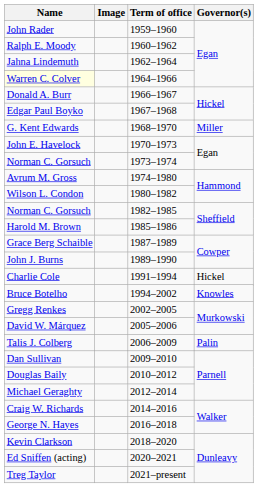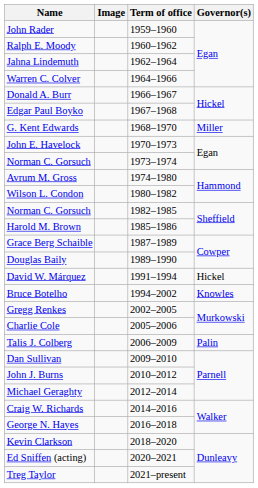(43, 78) lightyellow background -> (43, 78) no background
(35, 260) John J. Burns -> (37, 260) Douglas Baily
(33, 276) Charlie Cole -> (46, 276) David W. Márquez
(46, 326) David W. Márquez -> (33, 326) Charlie Cole
(37, 375) Douglas Baily -> (35, 375) John J. Burns
